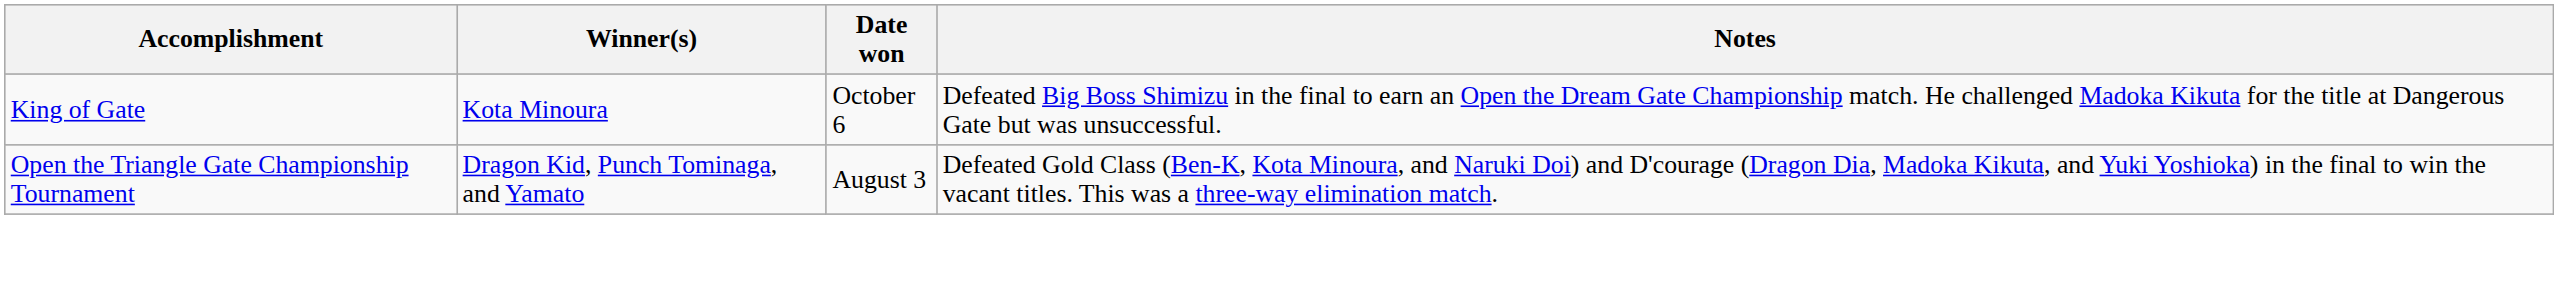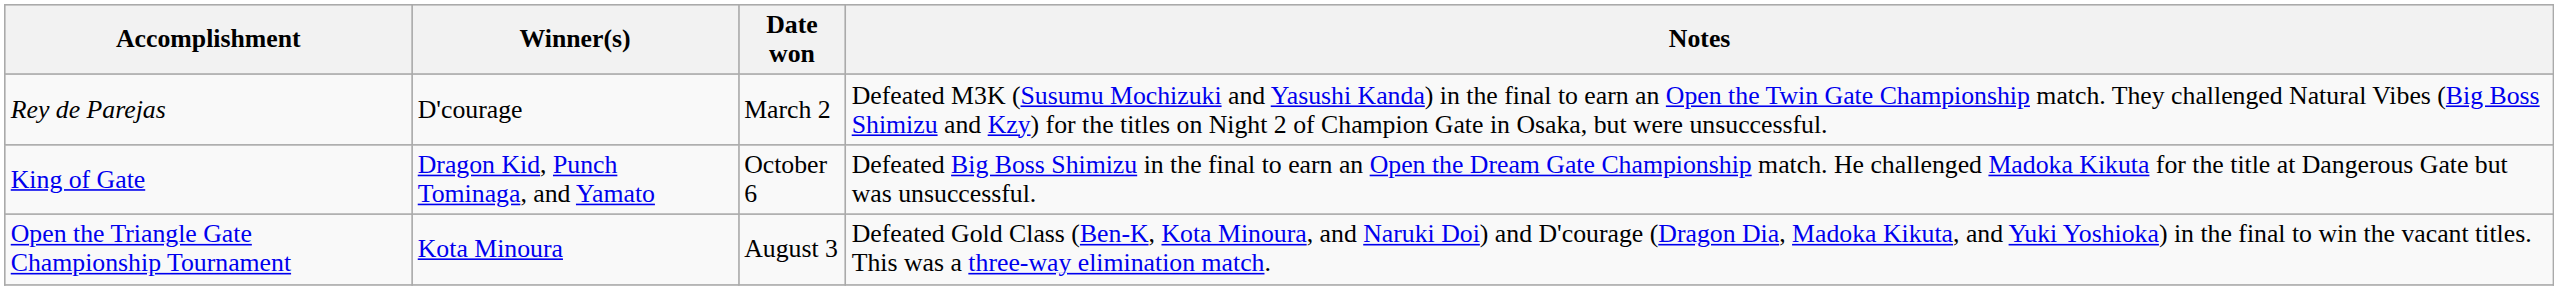+ row: (88, 109)
(535, 109) Kota Minoura -> (536, 179) Dragon Kid, Punch Tominaga, and Yamato
(620, 179) Dragon Kid, Punch Tominaga, and Yamato -> (490, 248) Kota Minoura
